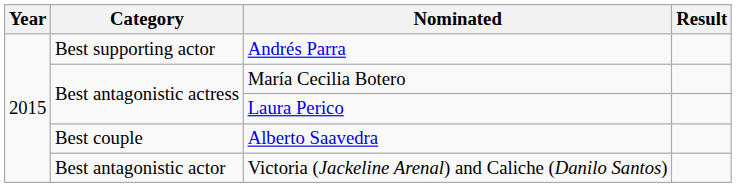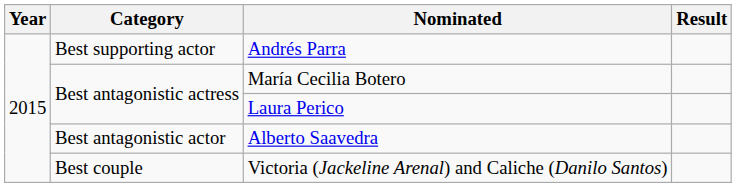(99, 138) Best couple -> (140, 138) Best antagonistic actor
(140, 167) Best antagonistic actor -> (99, 167) Best couple
